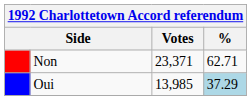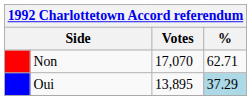(174, 61) 23,371 -> (174, 61) 17,070
(174, 84) 13,985 -> (174, 84) 13,895
